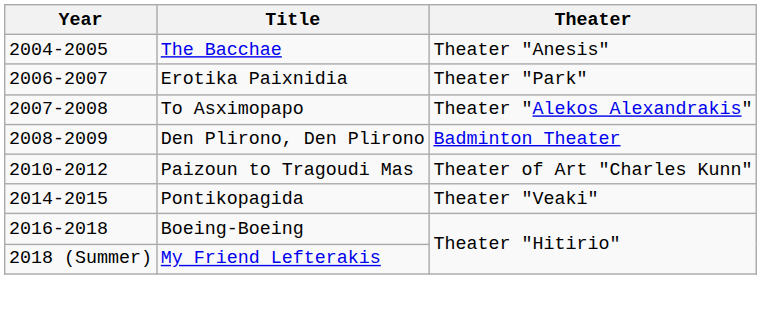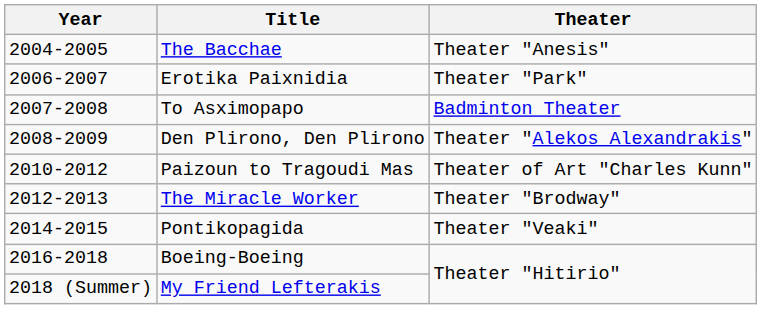(593, 109) Theater "Alekos Alexandrakis" -> (527, 109) Badminton Theater
(527, 139) Badminton Theater -> (593, 139) Theater "Alekos Alexandrakis"
+ row: (260, 199)
